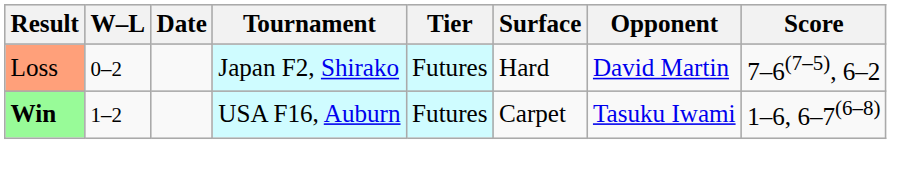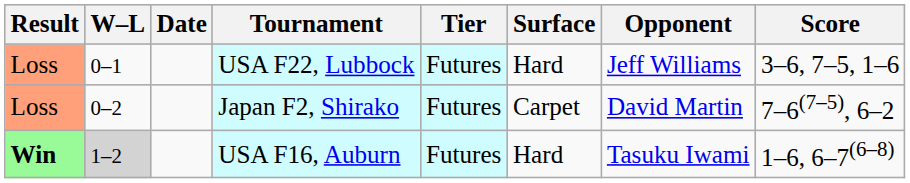+ row: (316, 64)
(524, 67) Hard -> (546, 107) Carpet
(106, 115) no background -> (106, 155) lightgrey background
(533, 114) Carpet -> (538, 154) Hard
